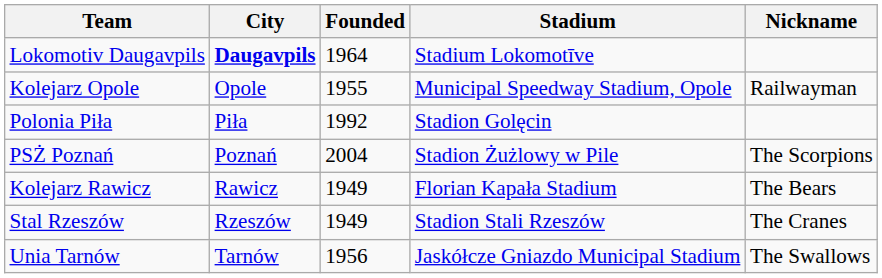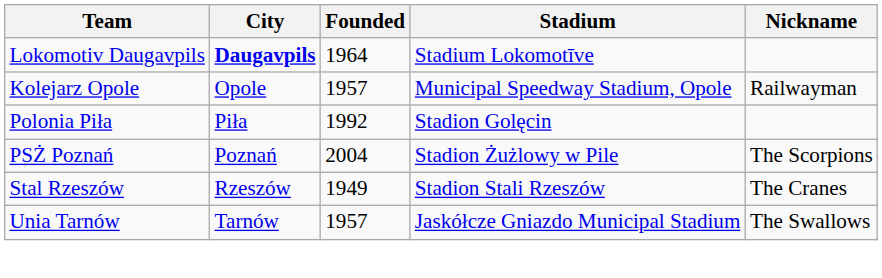(346, 88) 1955 -> (346, 88) 1957
- row: (80, 188)
(346, 255) 1956 -> (346, 222) 1957
